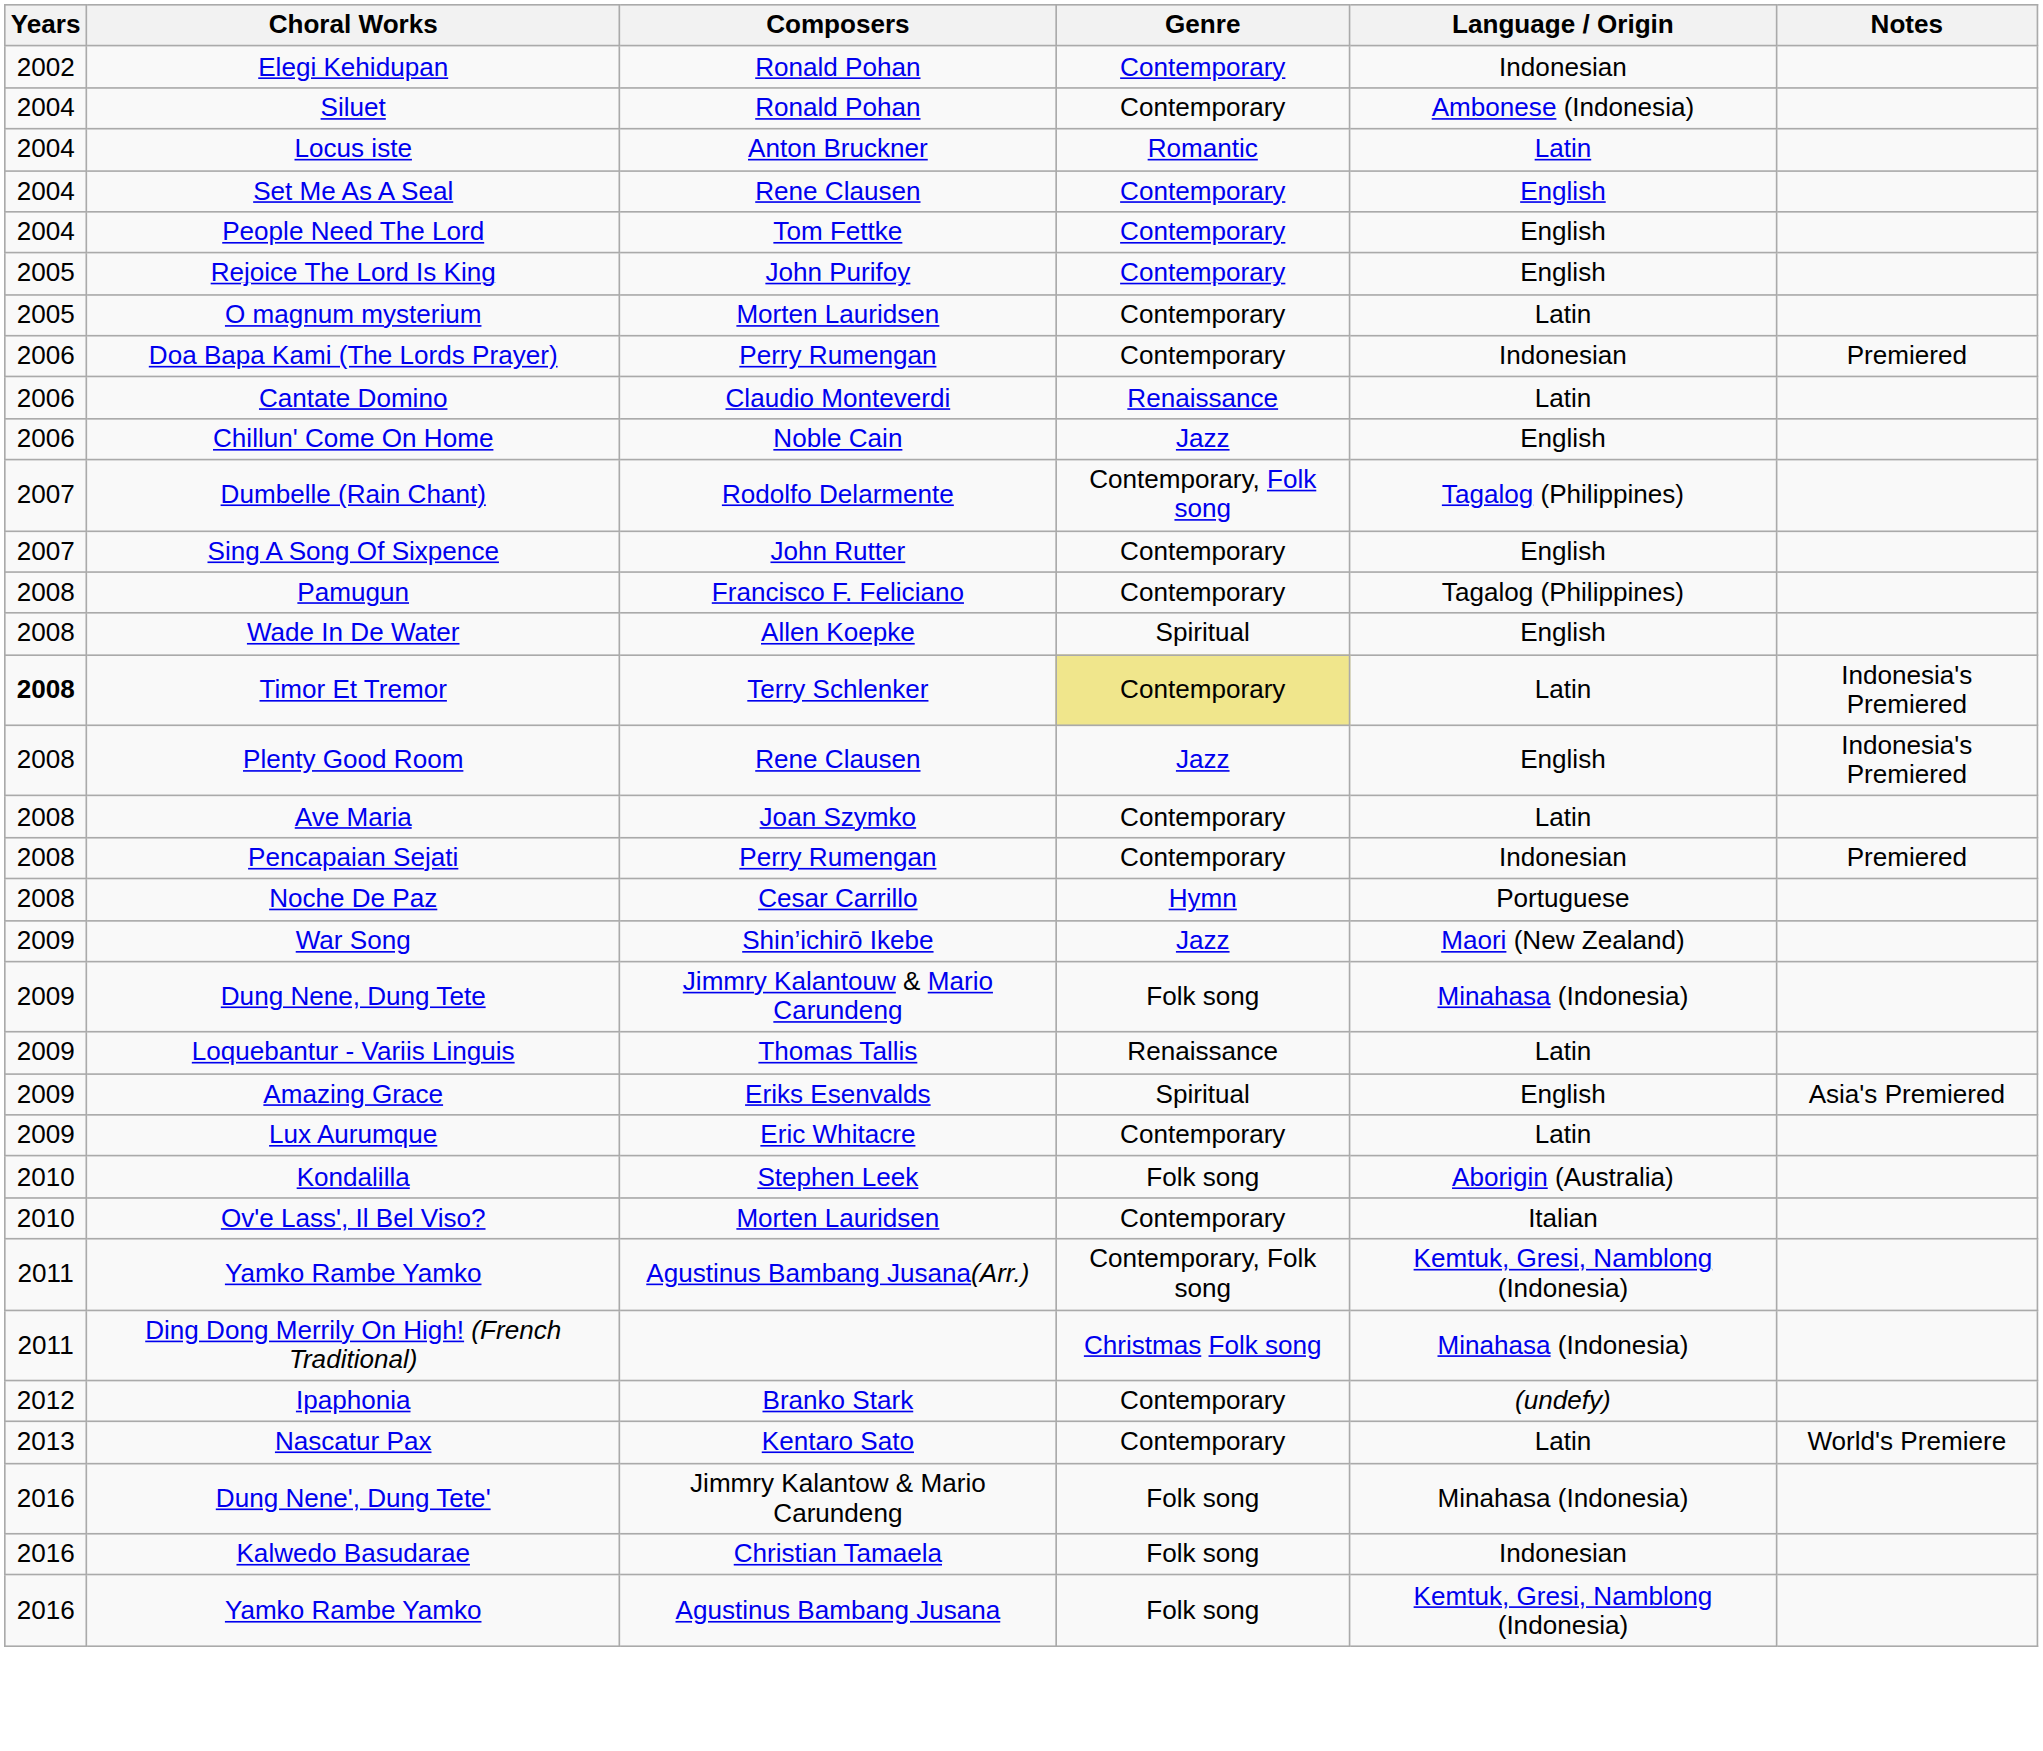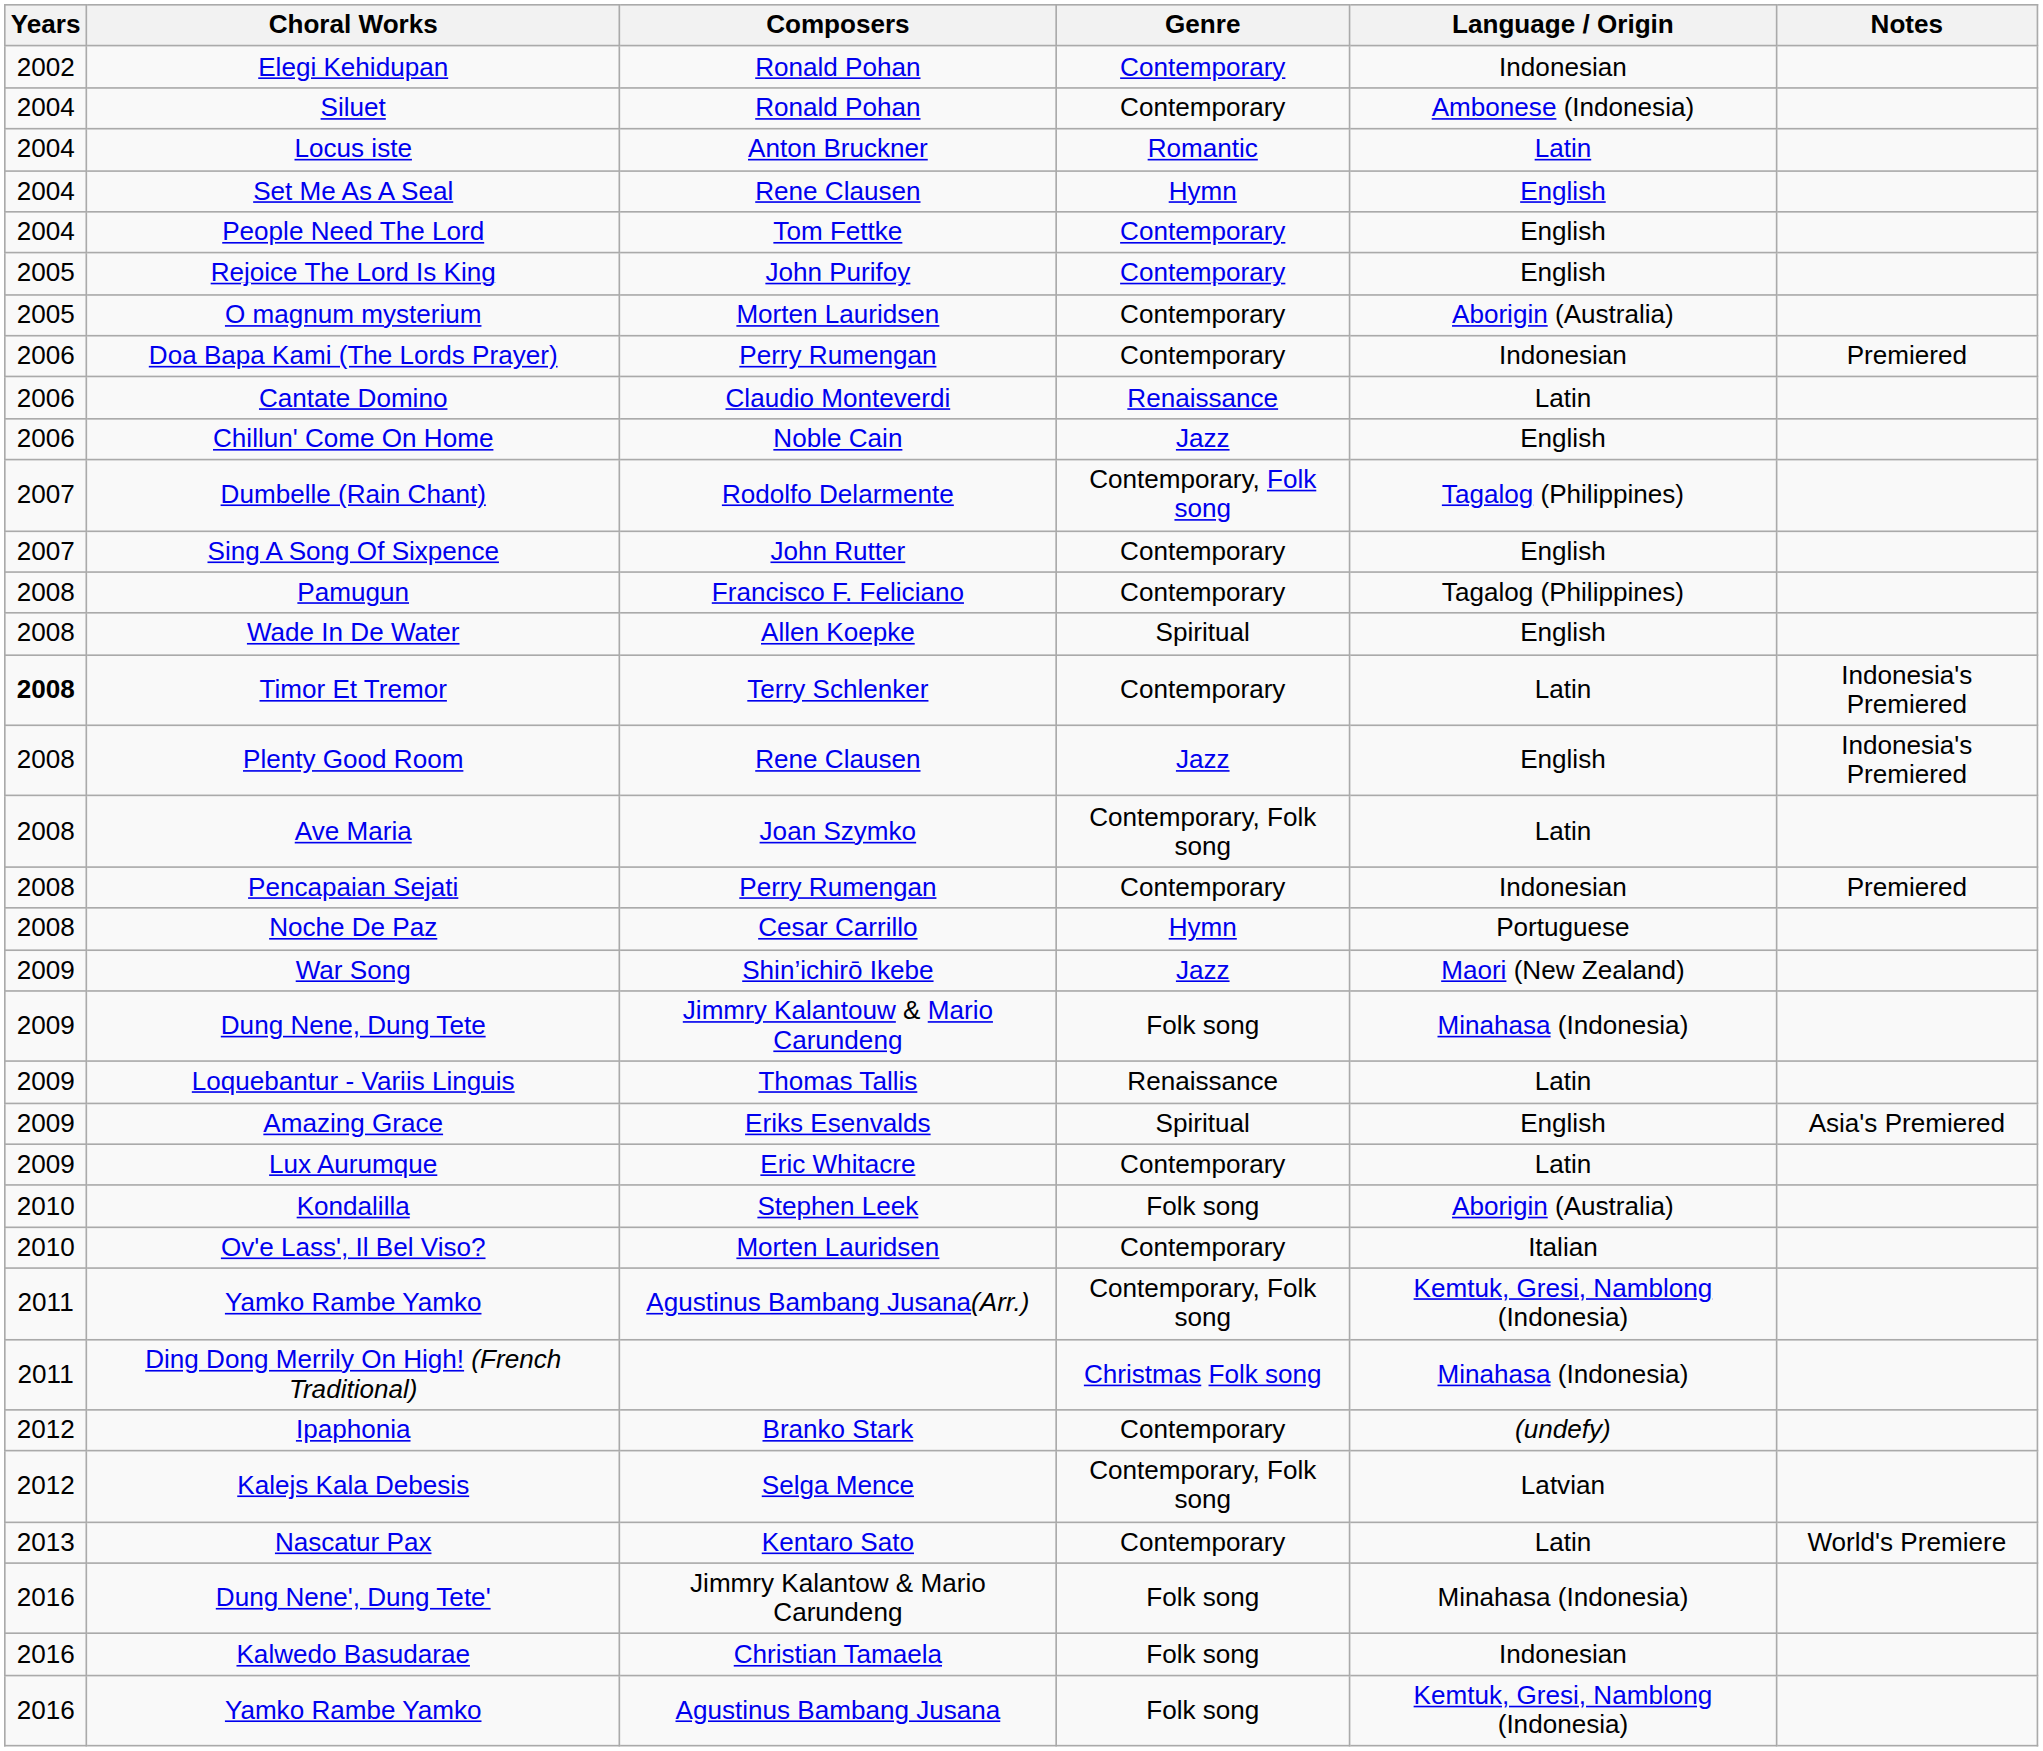(1203, 190) Contemporary -> (1203, 190) Hymn
(1563, 314) Latin -> (1563, 314) Aborigin (Australia)
(1203, 689) khaki background -> (1203, 689) no background
(1203, 816) Contemporary -> (1203, 831) Contemporary, Folk song
+ row: (353, 1486)
